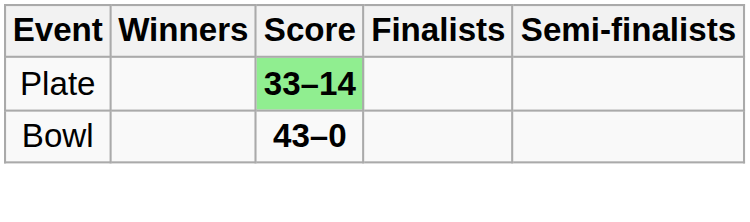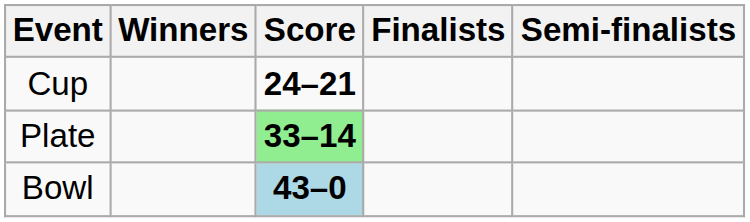+ row: (58, 83)
(310, 135) no background -> (310, 188) lightblue background
